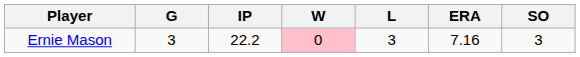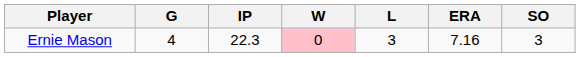(172, 40) 3 -> (172, 40) 4
(245, 40) 22.2 -> (245, 40) 22.3
